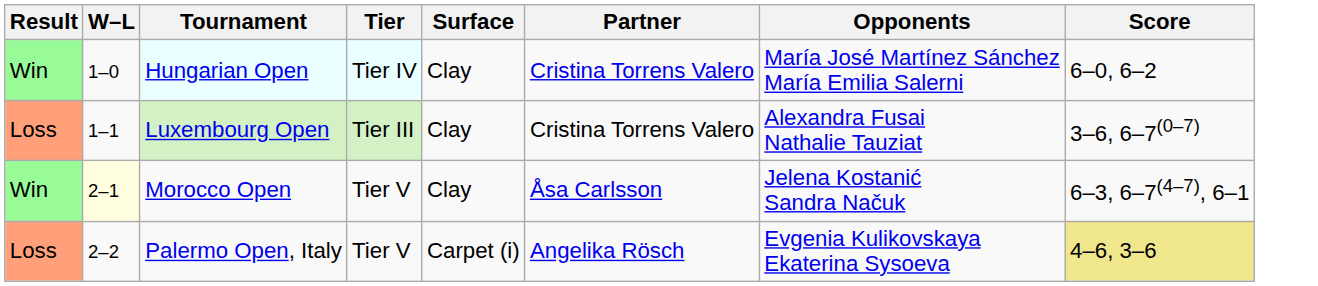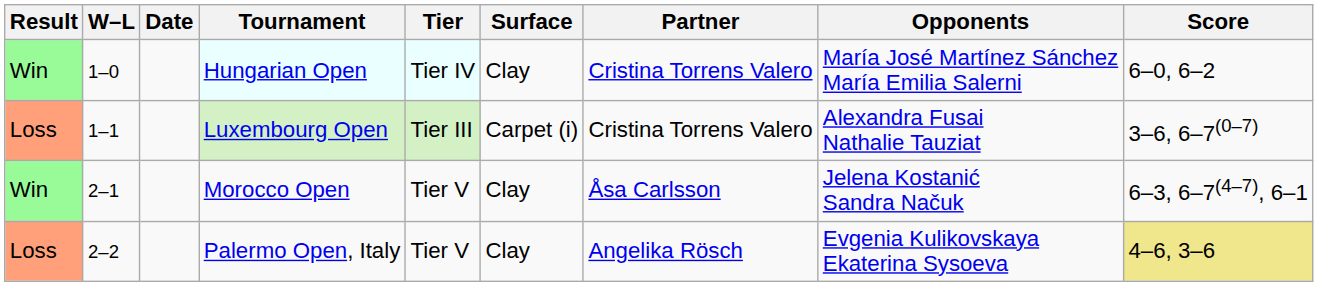+ column: (169, 22)
(449, 130) Clay -> (532, 130) Carpet (i)
(104, 191) lightyellow background -> (104, 191) no background
(473, 250) Carpet (i) -> (508, 250) Clay
